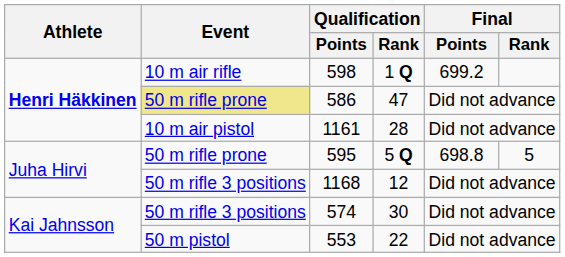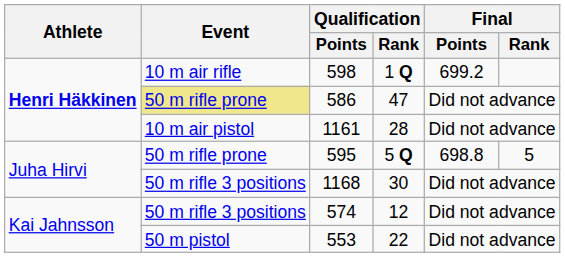(399, 184) 12 -> (399, 184) 30
(399, 212) 30 -> (399, 212) 12
